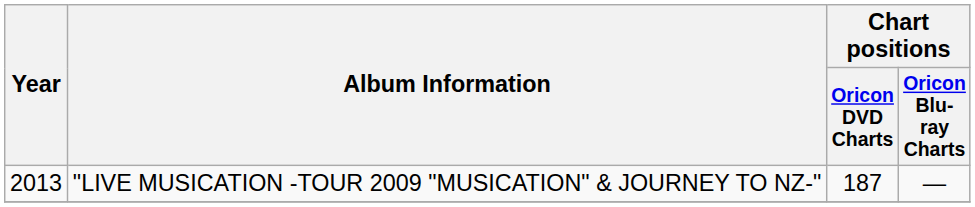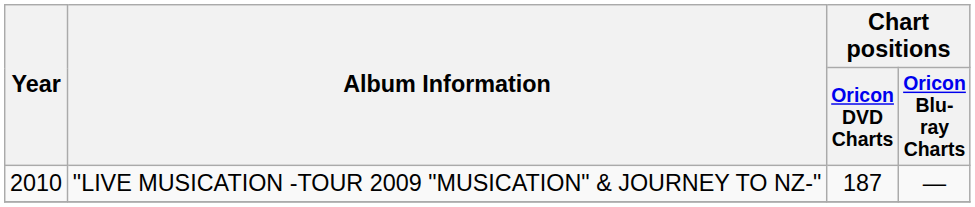(36, 183) 2013 -> (36, 183) 2010
